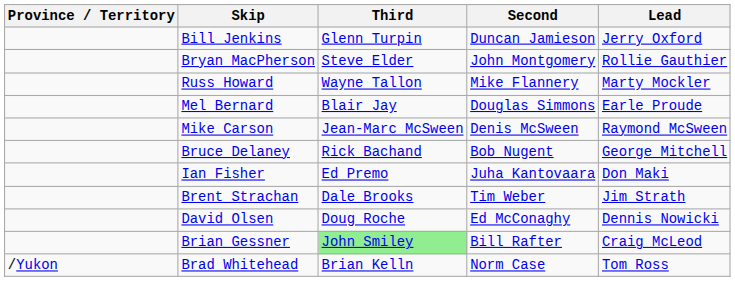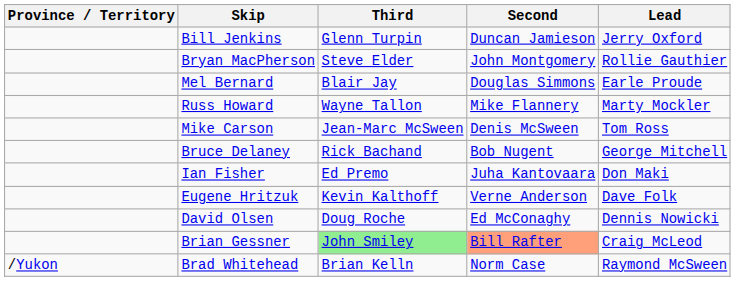rows swapped: (227, 107) <-> (227, 84)
(665, 129) Raymond McSween -> (635, 129) Tom Ross
- row: (240, 197)
+ row: (240, 197)
(516, 243) no background -> (516, 243) lightsalmon background
(635, 265) Tom Ross -> (665, 265) Raymond McSween
